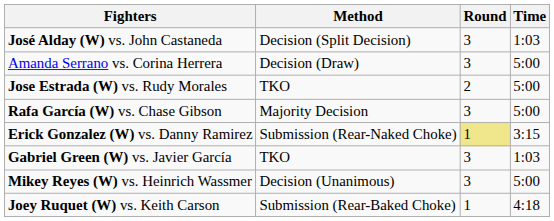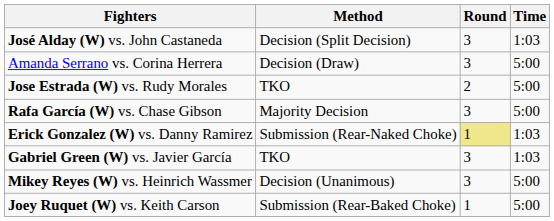(527, 134) 3:15 -> (527, 134) 1:03
(527, 205) 4:18 -> (527, 205) 5:00
